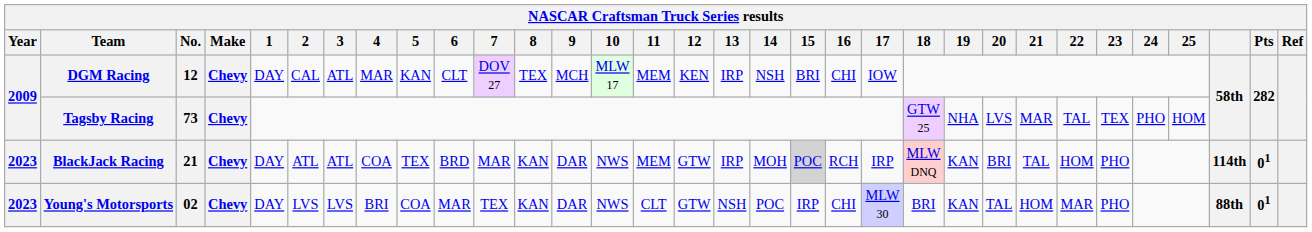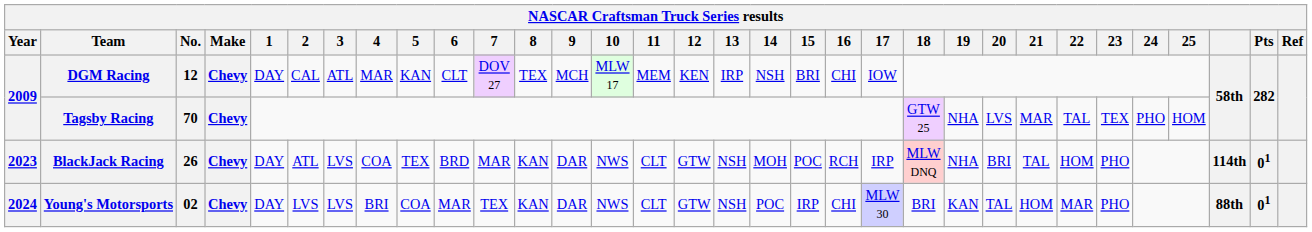(191, 118) 73 -> (191, 118) 70
(191, 161) 21 -> (191, 161) 26
(340, 161) ATL -> (340, 161) LVS
(654, 161) MEM -> (654, 161) CLT
(732, 161) IRP -> (732, 161) NSH
(808, 161) lightgrey background -> (808, 161) no background
(963, 161) KAN -> (963, 161) NHA
(22, 204) 2023 -> (22, 204) 2024
